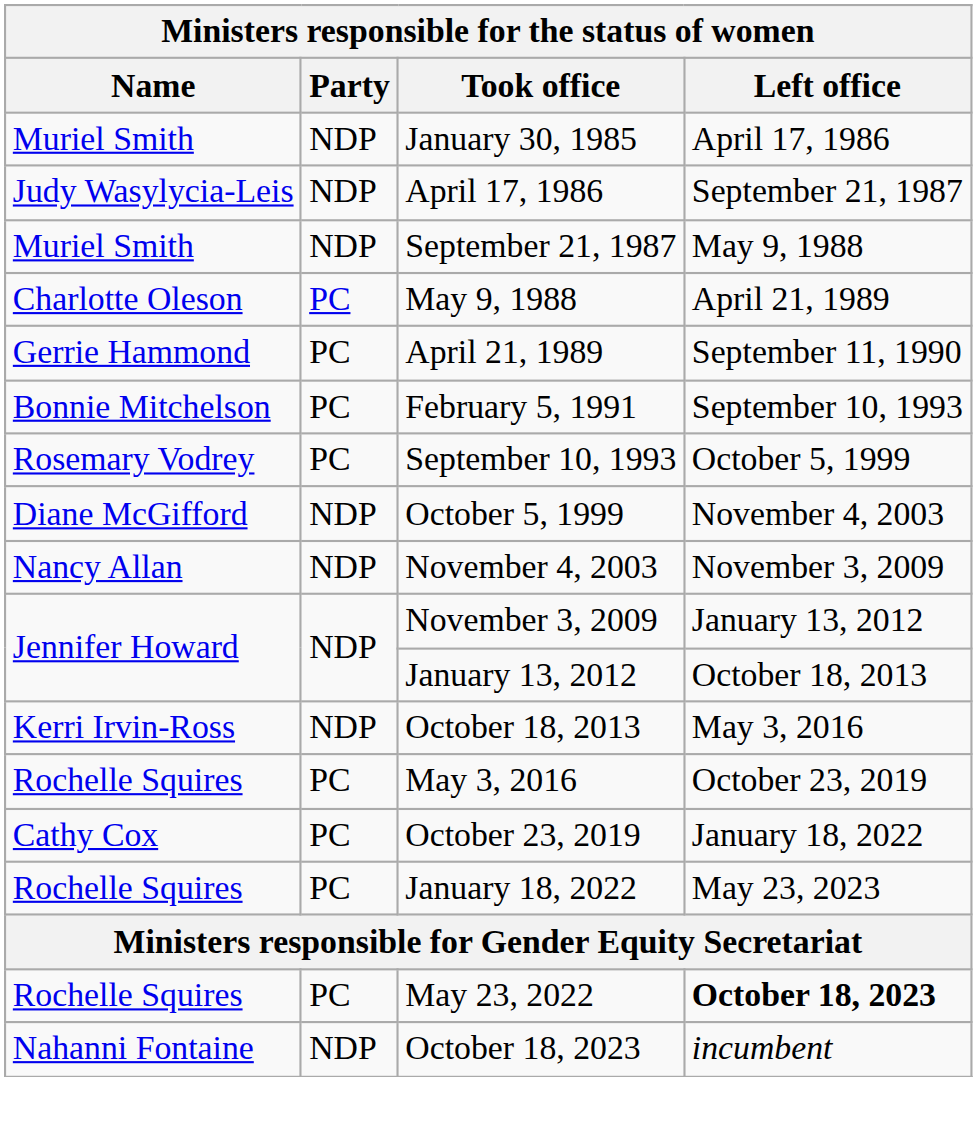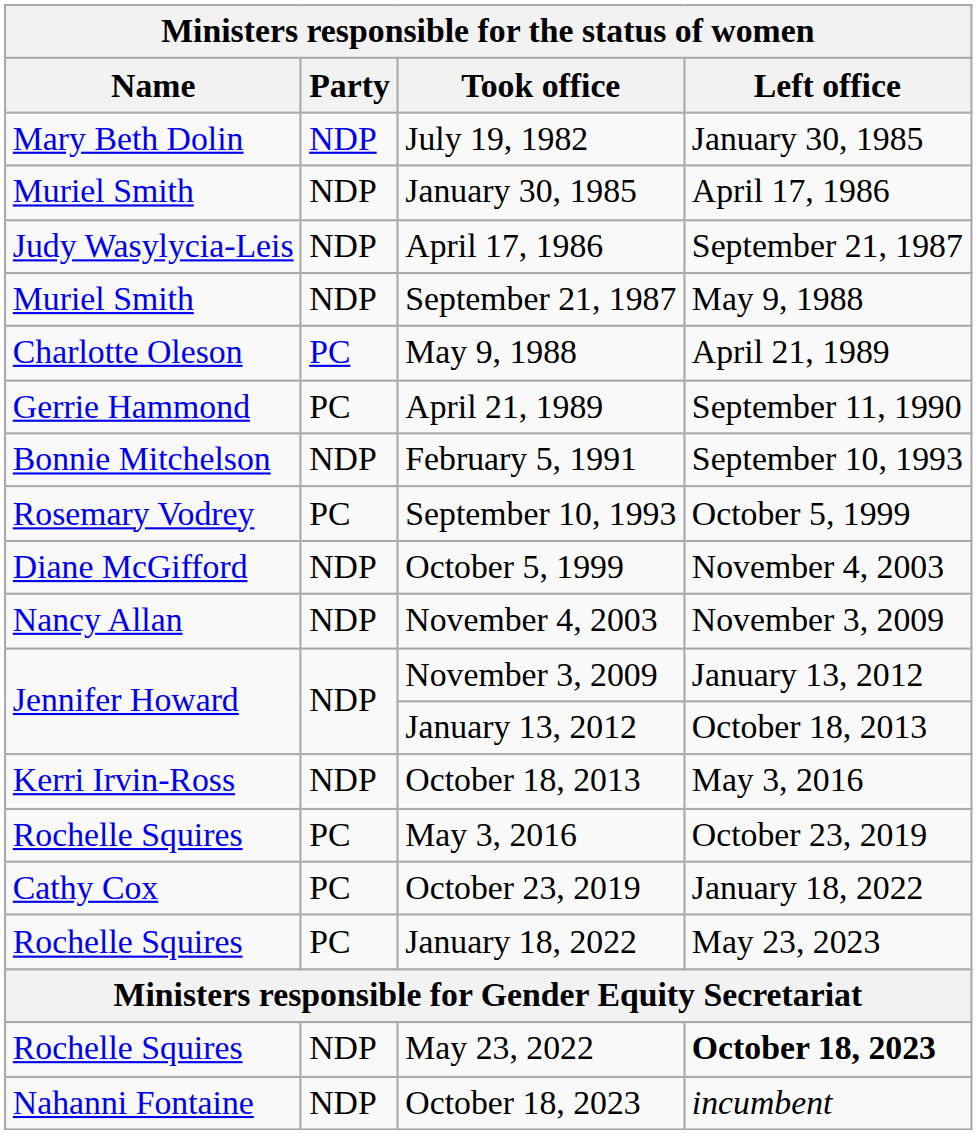+ row: (497, 138)
(330, 406) PC -> (343, 459) NDP
(330, 995) PC -> (343, 1048) NDP
